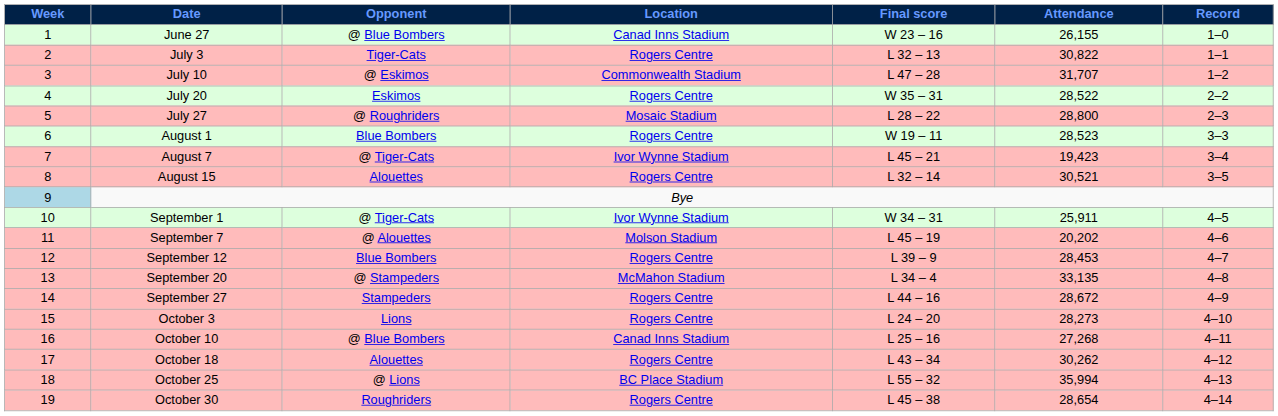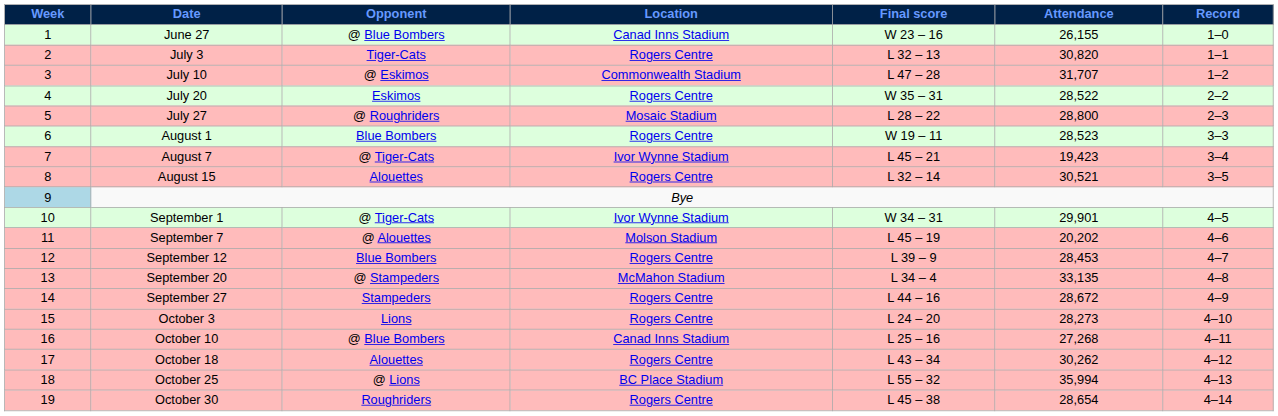(1079, 55) 30,822 -> (1079, 55) 30,820
(1079, 217) 25,911 -> (1079, 217) 29,901
